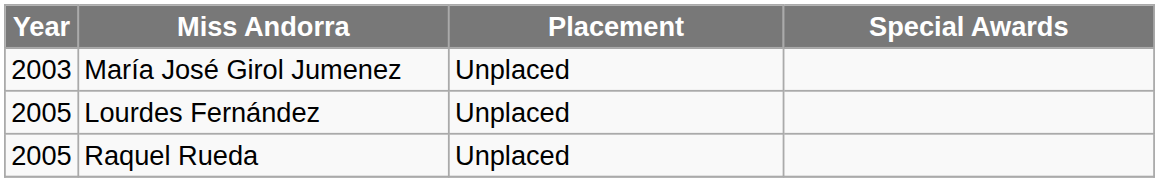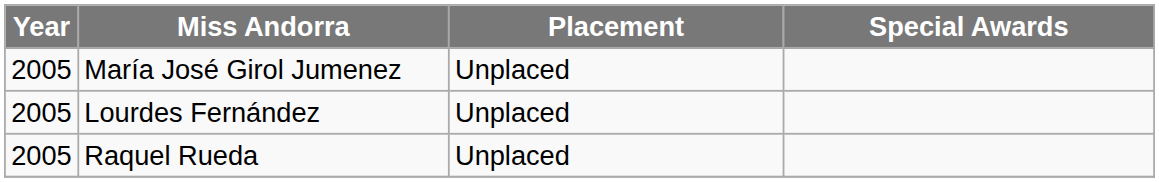(41, 70) 2003 -> (41, 70) 2005
